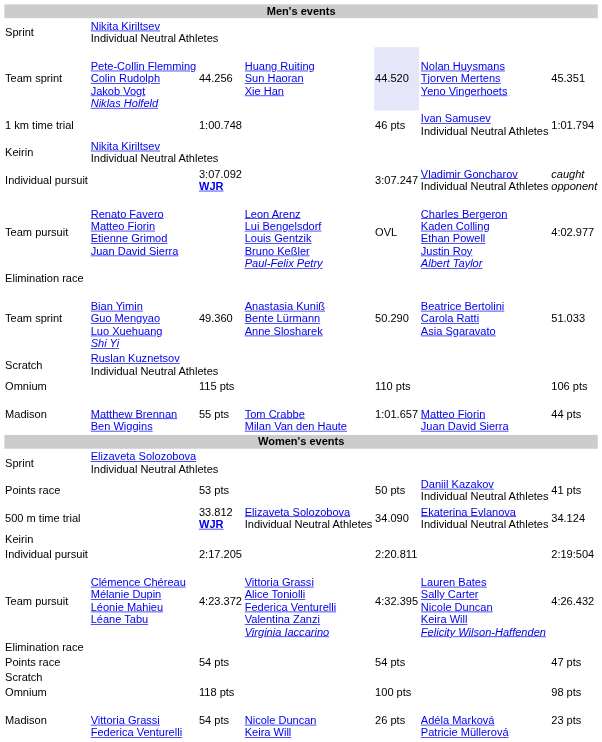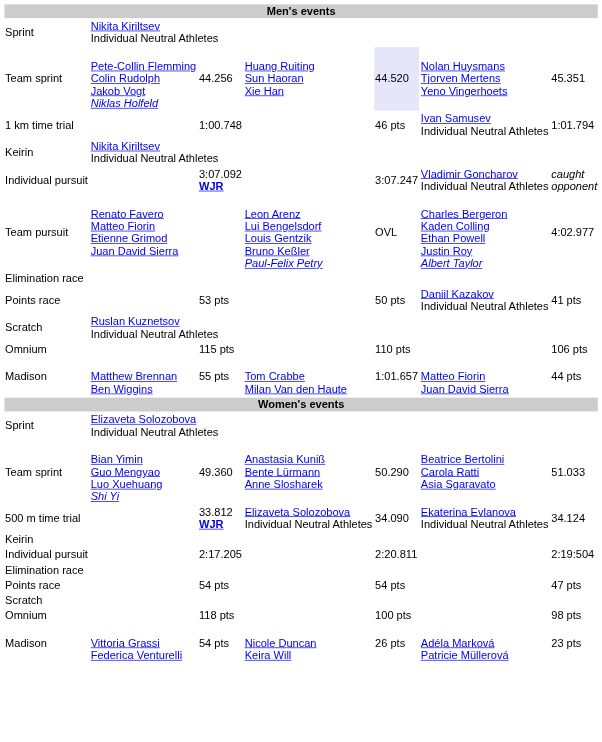rows swapped: (33, 490) <-> (34, 319)
- row: (37, 601)
